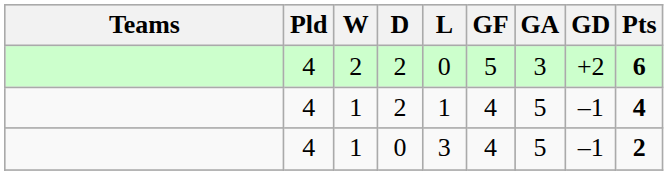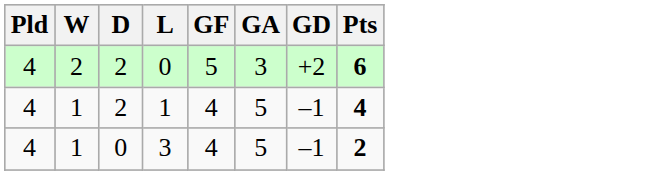- column: (144, 25)
